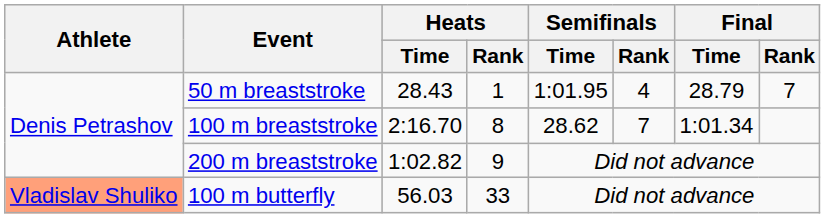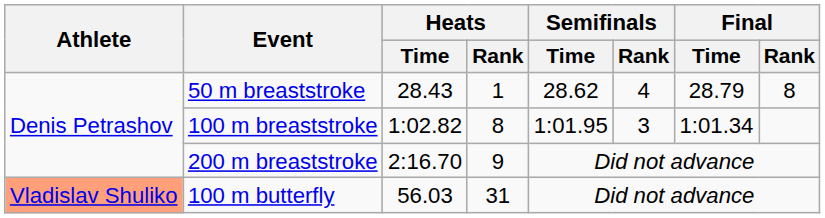(571, 91) 1:01.95 -> (571, 91) 28.62
(789, 91) 7 -> (789, 91) 8
(425, 126) 2:16.70 -> (425, 126) 1:02.82
(571, 126) 28.62 -> (571, 126) 1:01.95
(644, 126) 7 -> (644, 126) 3
(425, 161) 1:02.82 -> (425, 161) 2:16.70
(498, 196) 33 -> (498, 196) 31
